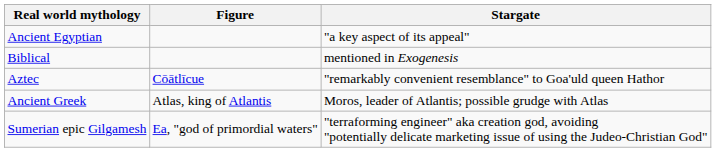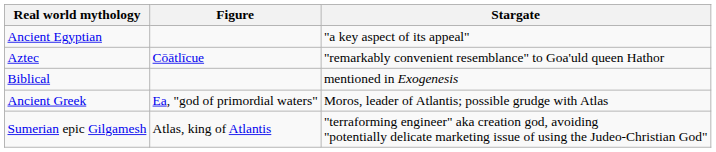rows swapped: (23, 79) <-> (29, 57)
(212, 100) Atlas, king of Atlantis -> (235, 100) Ea, "god of primordial waters"
(235, 129) Ea, "god of primordial waters" -> (212, 129) Atlas, king of Atlantis
